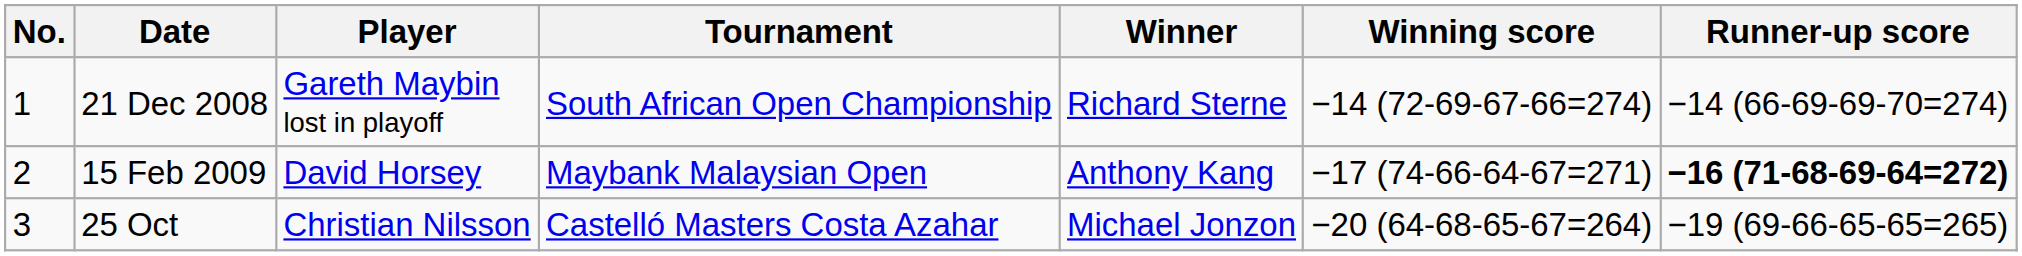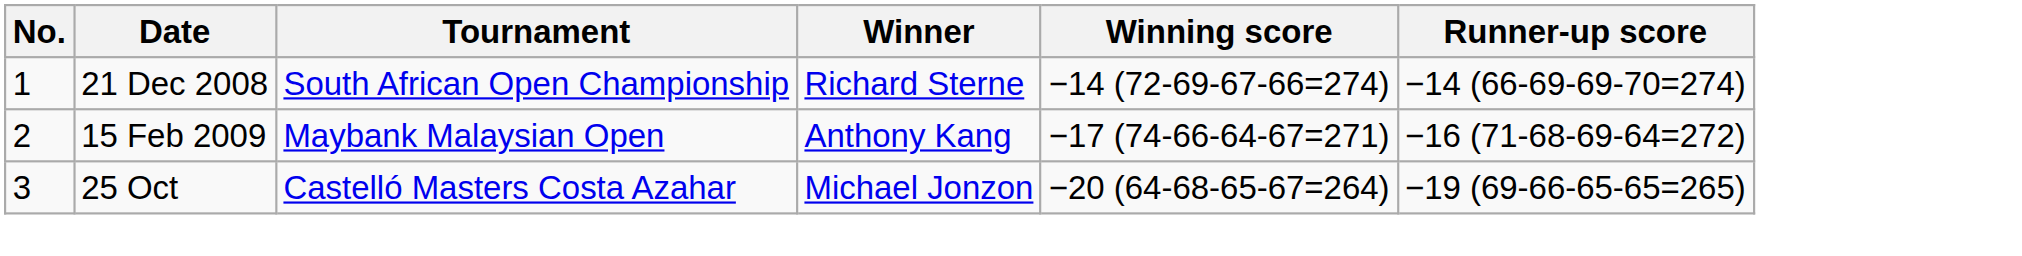- column: (407, 31)
(1838, 173) bold -> (1575, 136) normal
